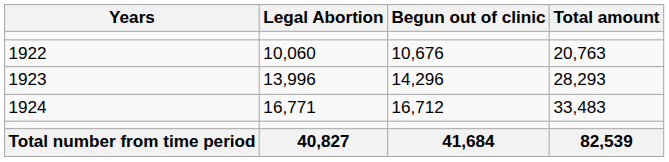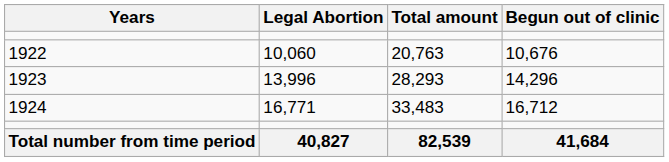columns swapped: (468, 18) <-> (606, 18)
